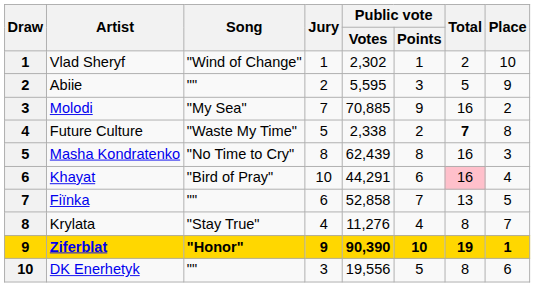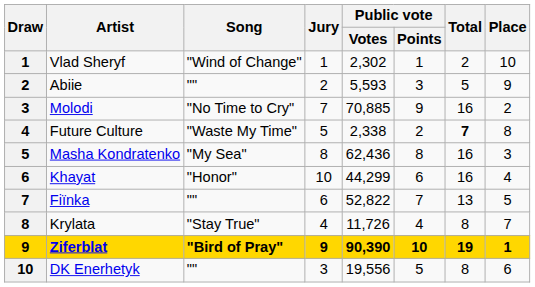(368, 85) 5,595 -> (368, 85) 5,593
(217, 108) "My Sea" -> (241, 108) "No Time to Cry"
(241, 154) "No Time to Cry" -> (217, 154) "My Sea"
(368, 154) 62,439 -> (368, 154) 62,436
(230, 177) "Bird of Pray" -> (212, 177) "Honor"
(368, 177) 44,291 -> (368, 177) 44,299
(465, 177) pink background -> (465, 177) no background
(368, 200) 52,858 -> (368, 200) 52,822
(368, 223) 11,276 -> (368, 223) 11,726
(215, 246) "Honor" -> (235, 246) "Bird of Pray"
